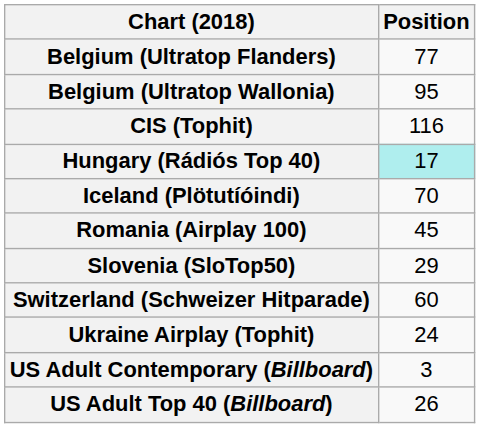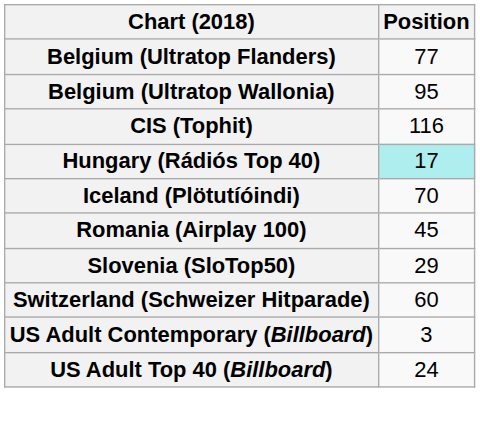- row: (191, 334)
(426, 404) 26 -> (426, 369) 24
